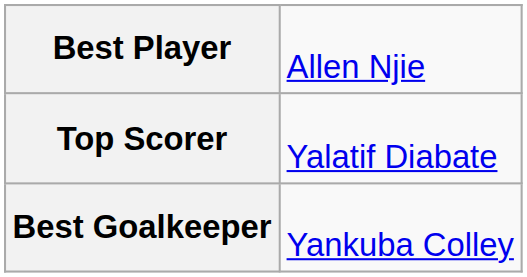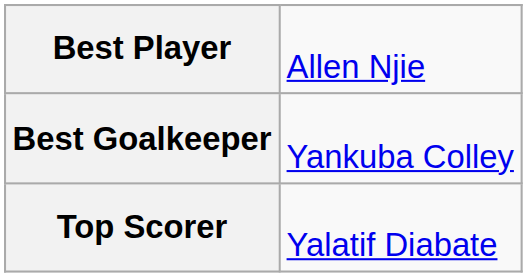rows swapped: (142, 226) <-> (142, 137)
